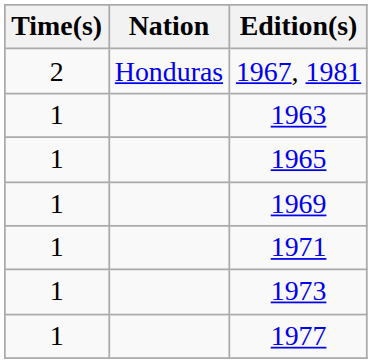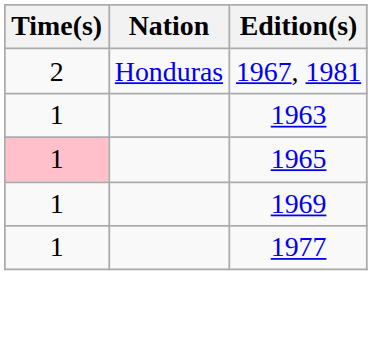(57, 159) no background -> (57, 159) pink background
- row: (299, 247)
- row: (299, 291)
